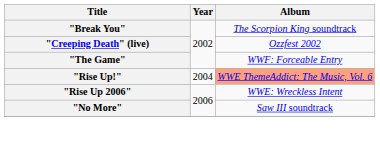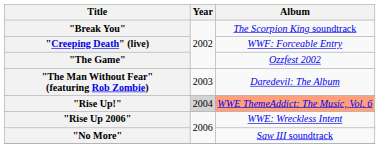(295, 44) Ozzfest 2002 -> (295, 44) WWF: Forceable Entry
(295, 60) WWF: Forceable Entry -> (295, 60) Ozzfest 2002
+ row: (97, 82)
(203, 76) no background -> (203, 103) lightgrey background
